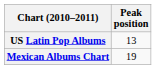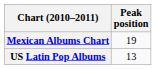rows swapped: (58, 56) <-> (58, 40)
